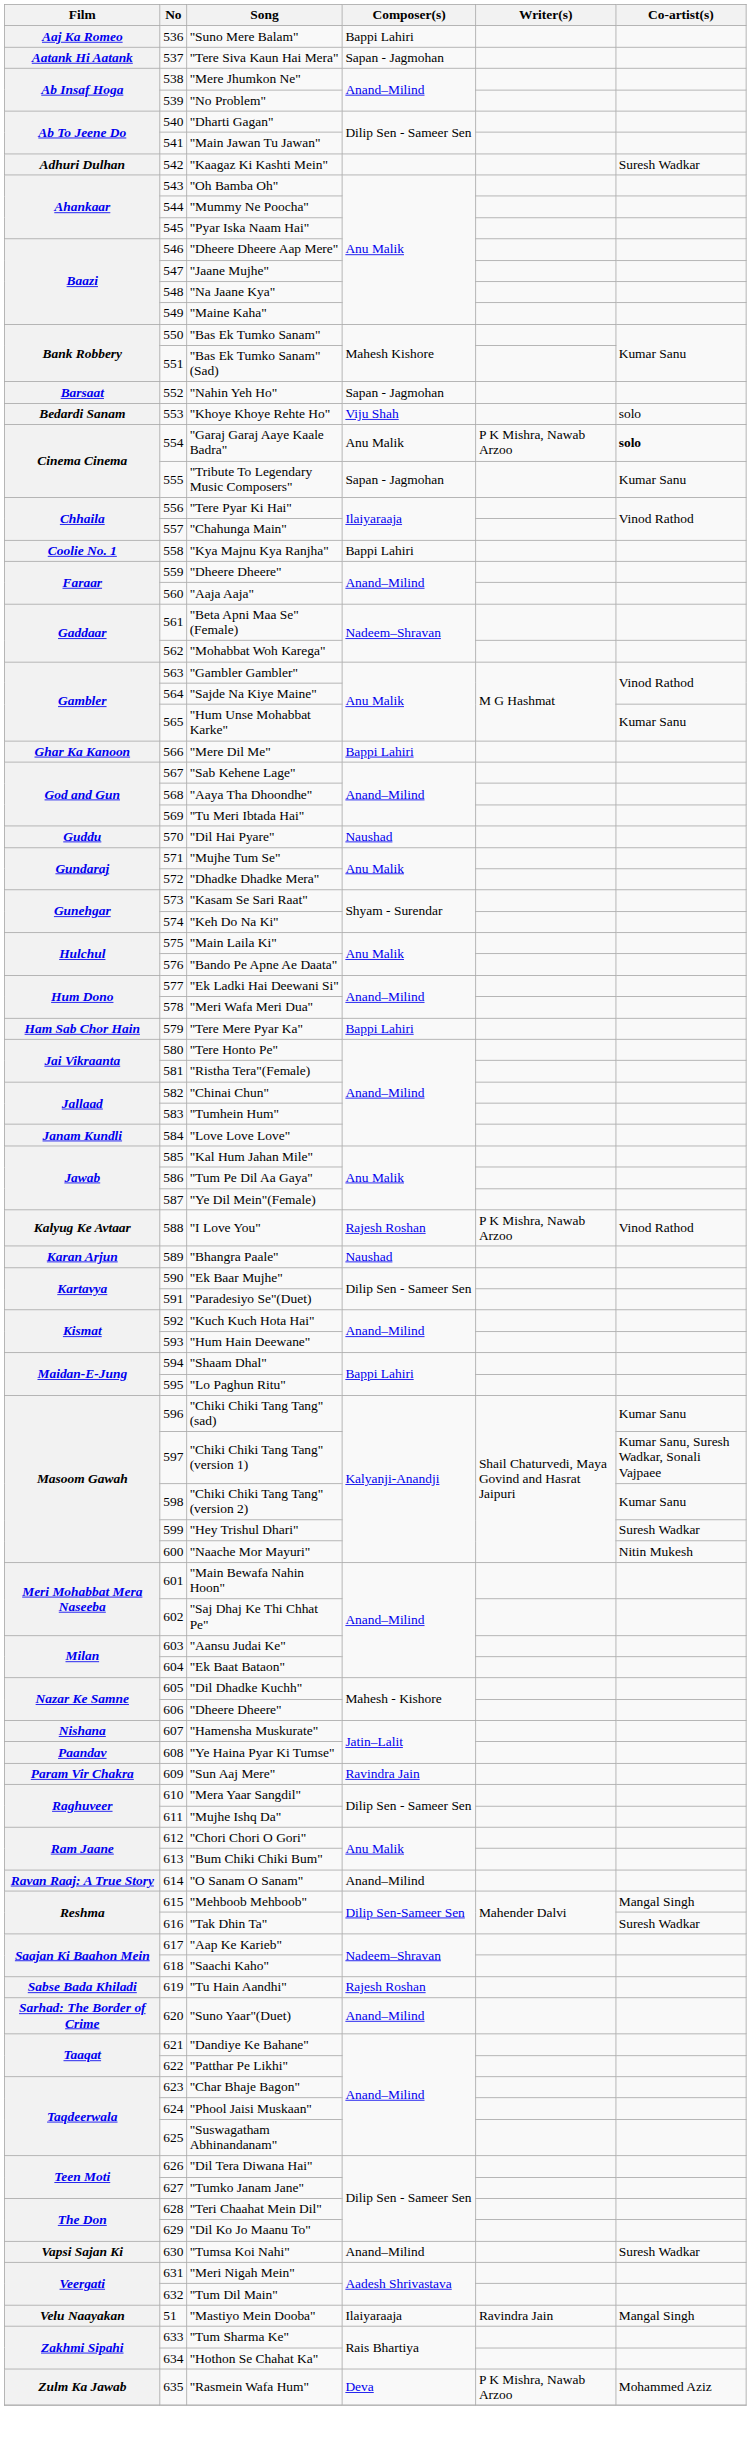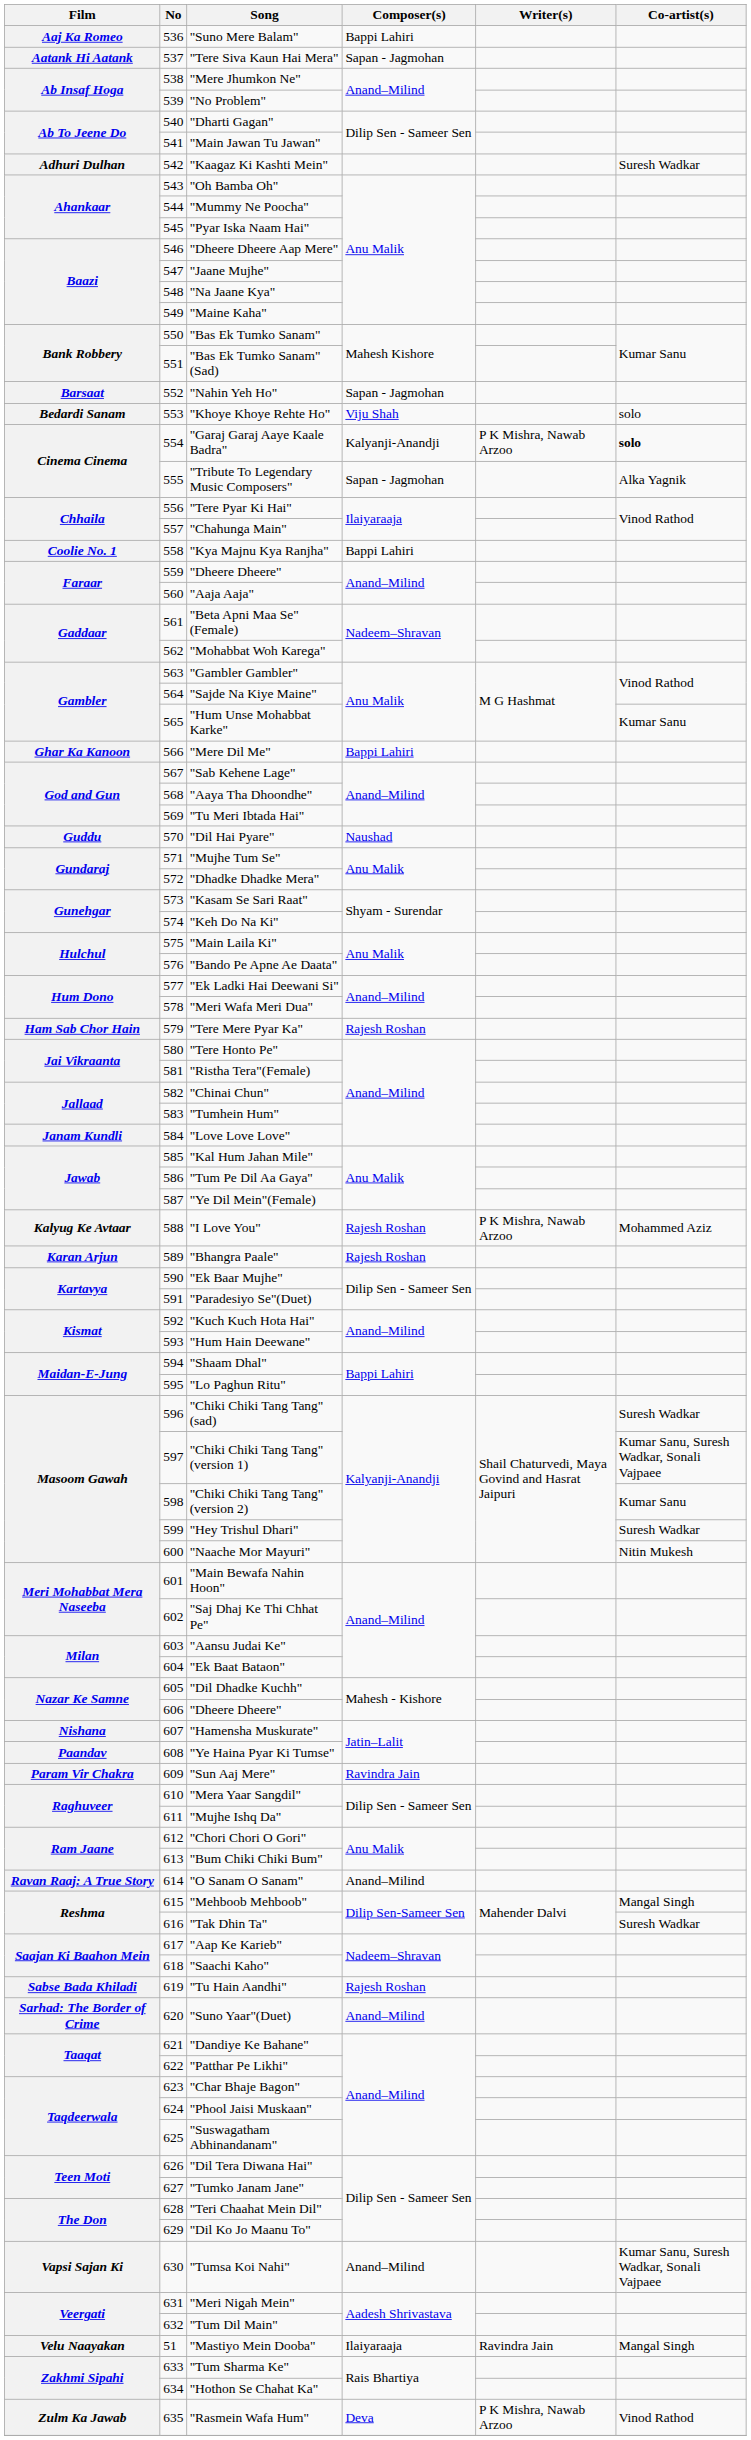(375, 442) Anu Malik -> (392, 442) Kalyanji-Anandji
(652, 479) Kumar Sanu -> (652, 479) Alka Yagnik
(380, 1028) Bappi Lahiri -> (386, 1028) Rajesh Roshan
(656, 1228) Vinod Rathod -> (665, 1228) Mohammed Aziz
(369, 1256) Naushad -> (386, 1256) Rajesh Roshan
(652, 1413) Kumar Sanu -> (659, 1413) Suresh Wadkar
(659, 2251) Suresh Wadkar -> (674, 2266) Kumar Sanu, Suresh Wadkar, Sonali Vajpaee
(665, 2387) Mohammed Aziz -> (656, 2417) Vinod Rathod
